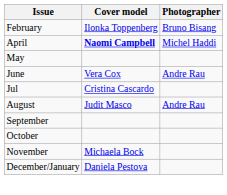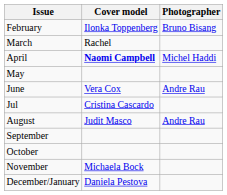+ row: (19, 43)
